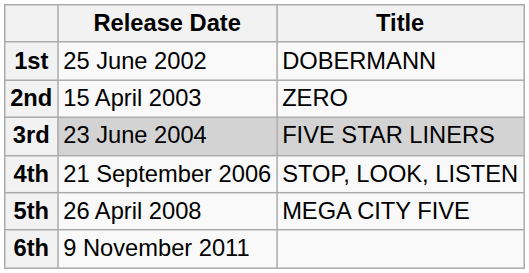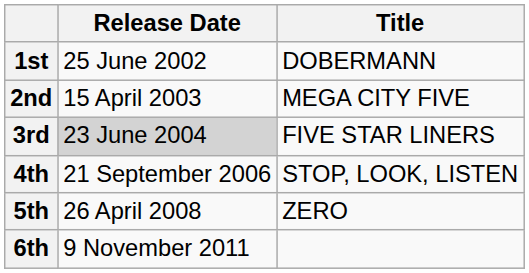(315, 98) ZERO -> (376, 98) MEGA CITY FIVE
(389, 135) lightgrey background -> (389, 135) no background
(376, 211) MEGA CITY FIVE -> (315, 211) ZERO
